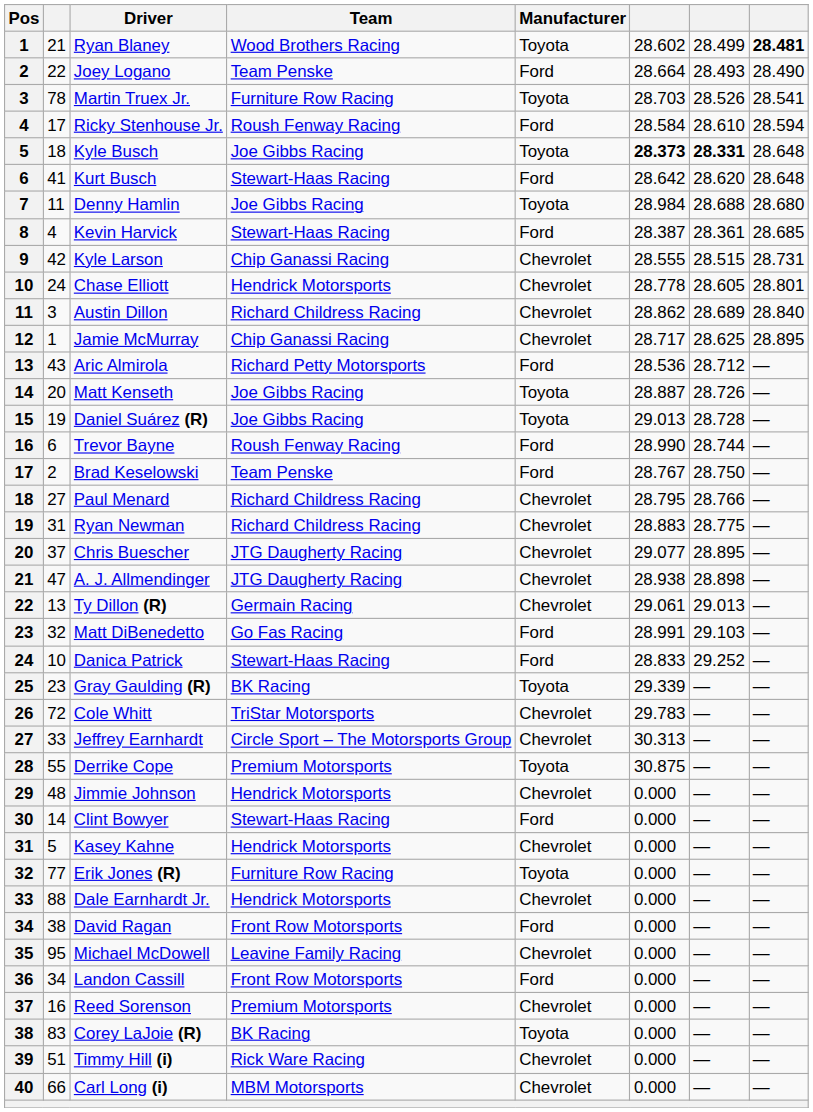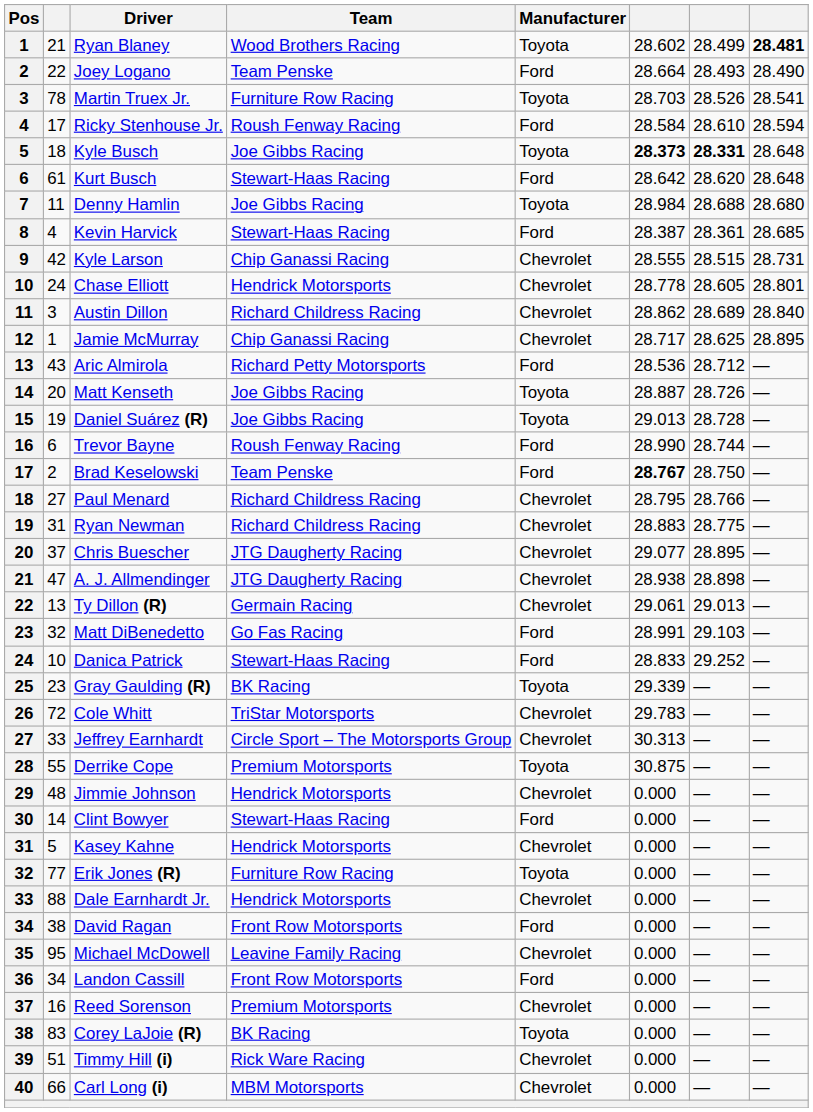(57, 178) 41 -> (57, 178) 61
(660, 472) normal -> (660, 472) bold
